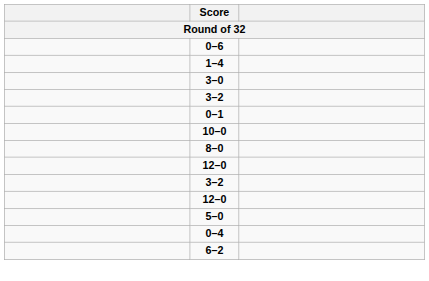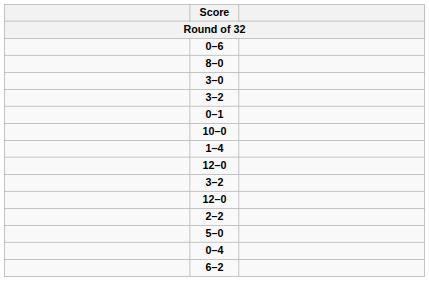rows swapped: (97, 149) <-> (97, 64)
+ row: (97, 217)
